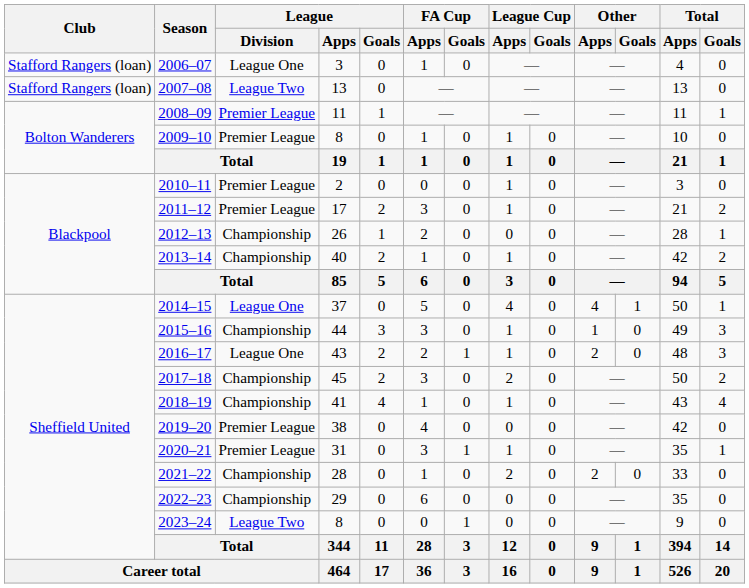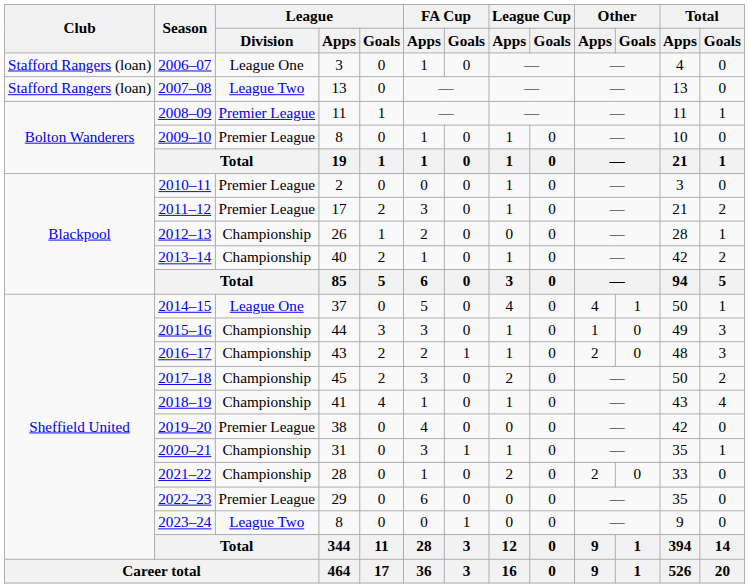(267, 354) League One -> (267, 354) Championship
(267, 450) Premier League -> (267, 450) Championship
(267, 498) Championship -> (267, 498) Premier League
